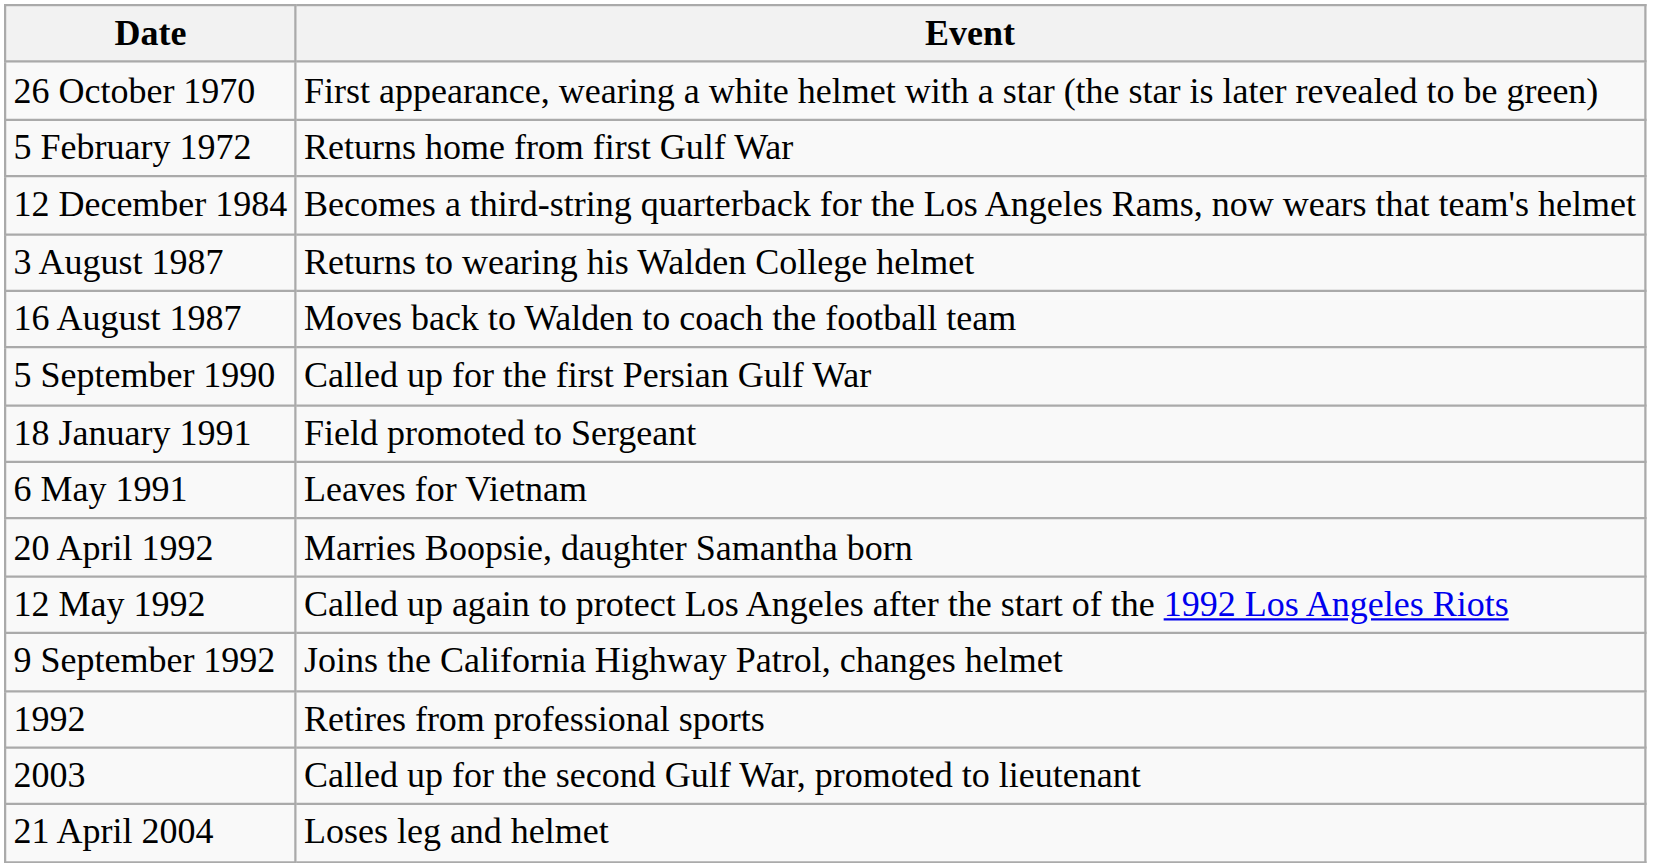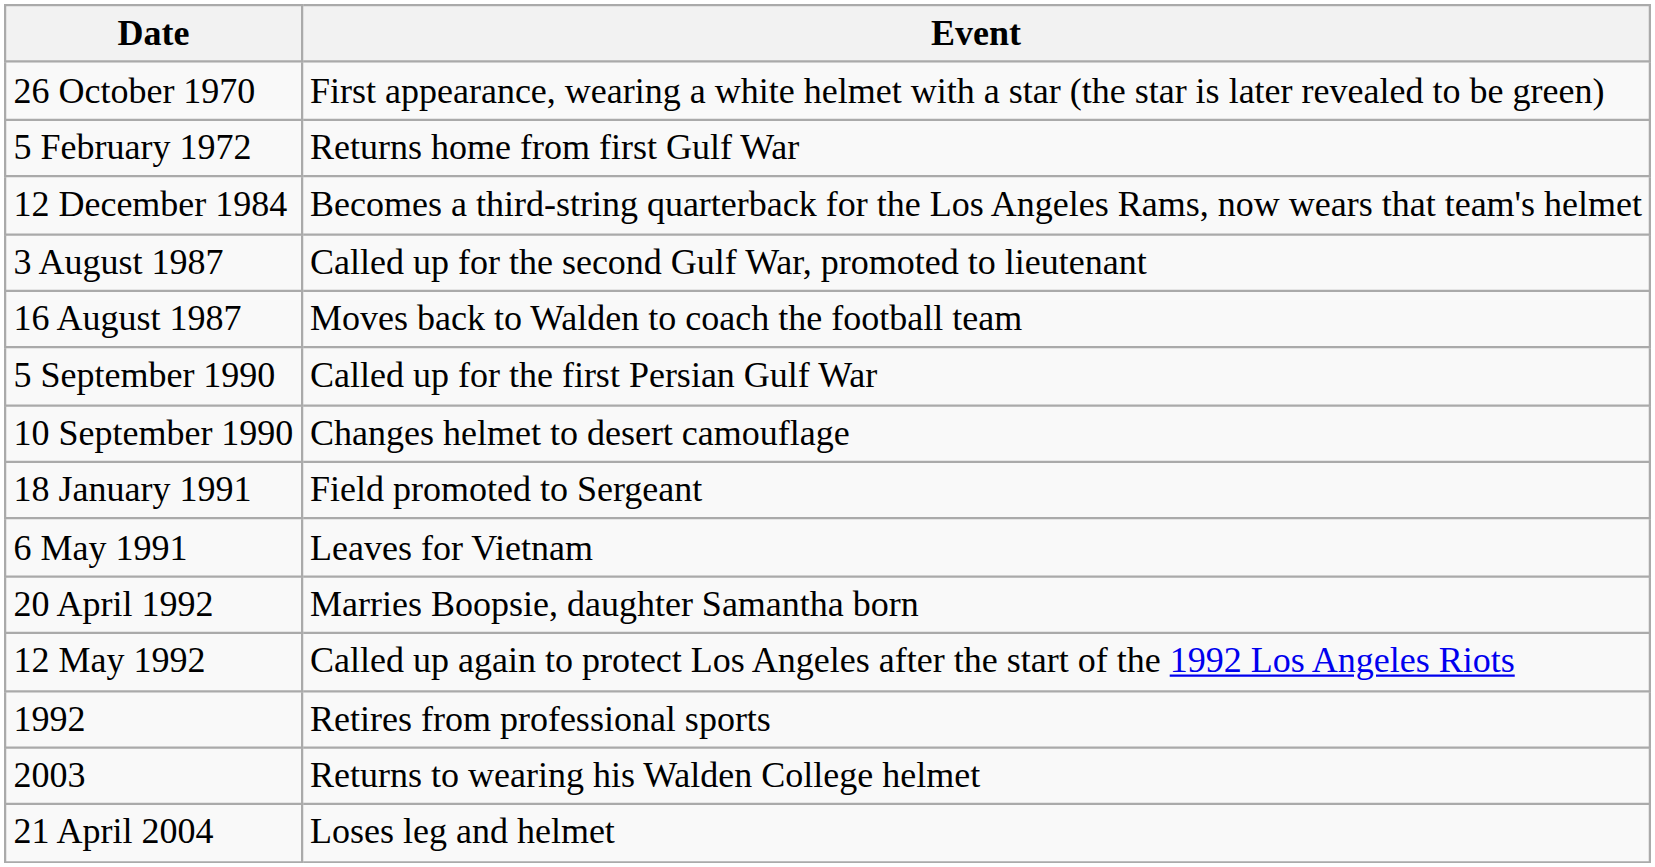(639, 261) Returns to wearing his Walden College helmet -> (728, 261) Called up for the second Gulf War, promoted to lieutenant
+ row: (153, 432)
- row: (144, 661)
(722, 775) Called up for the second Gulf War, promoted to lieutenant -> (645, 775) Returns to wearing his Walden College helmet
